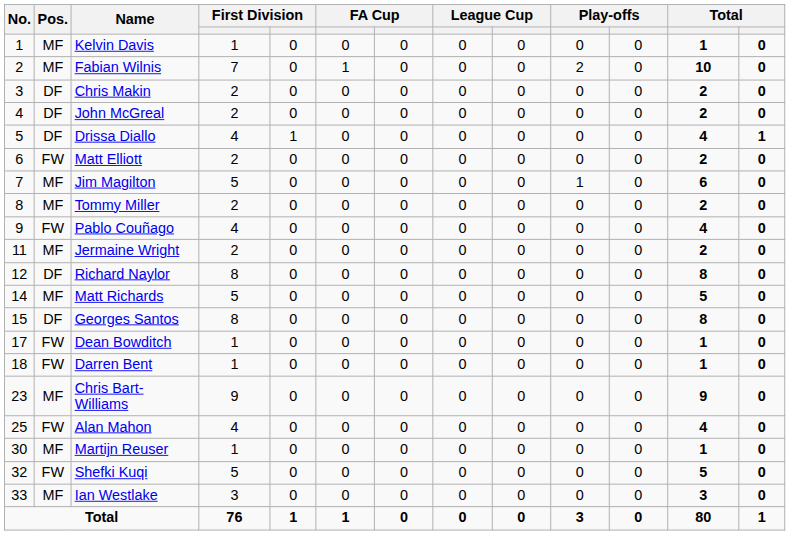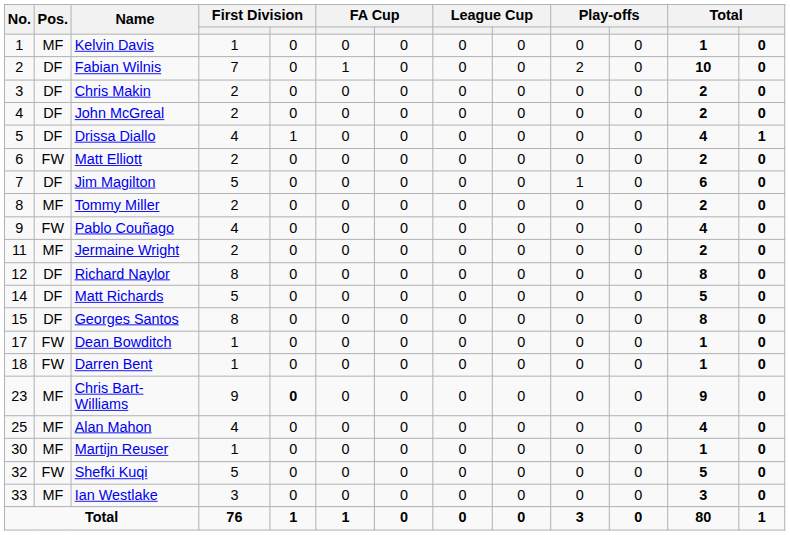(53, 68) MF -> (53, 68) DF
(53, 182) MF -> (53, 182) DF
(53, 296) MF -> (53, 296) DF
(293, 396) normal -> (293, 396) bold
(53, 426) FW -> (53, 426) MF
